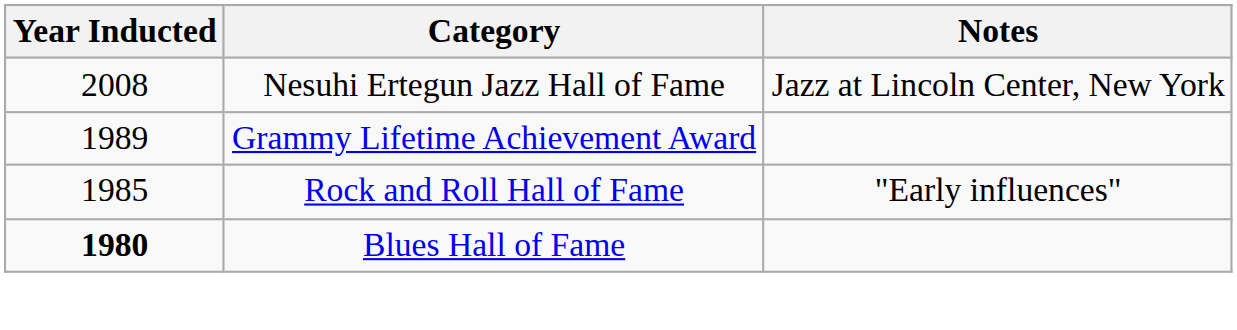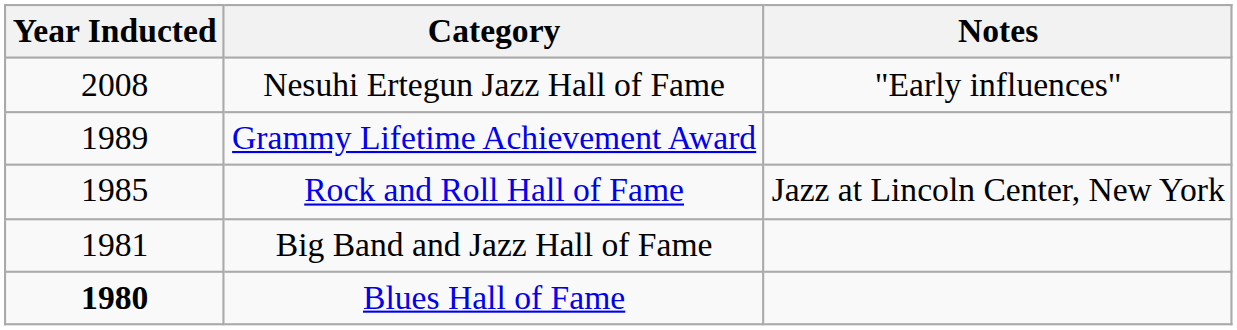(998, 84) Jazz at Lincoln Center, New York -> (998, 84) "Early influences"
(998, 191) "Early influences" -> (998, 191) Jazz at Lincoln Center, New York
+ row: (494, 244)
